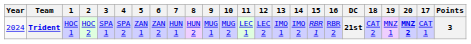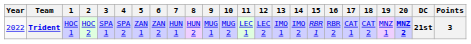columns swapped: (426, 11) <-> (353, 11)
(15, 28) 2024 -> (15, 28) 2022
